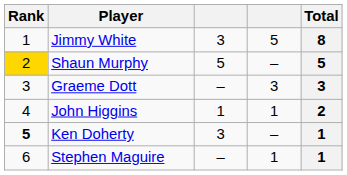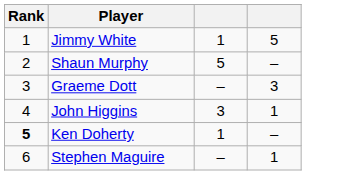- column: (321, 16)
(221, 39) 3 -> (221, 39) 1
(26, 63) gold background -> (26, 63) no background
(221, 110) 1 -> (221, 110) 3
(221, 134) 3 -> (221, 134) 1
